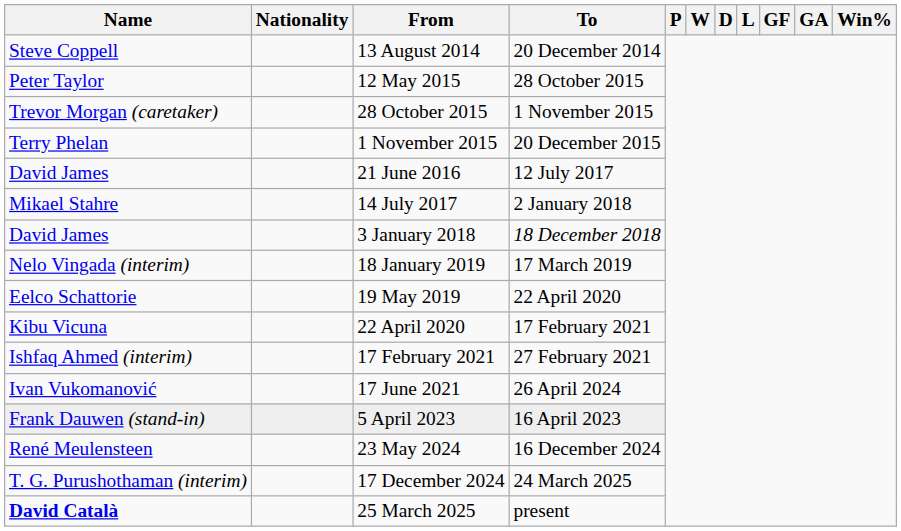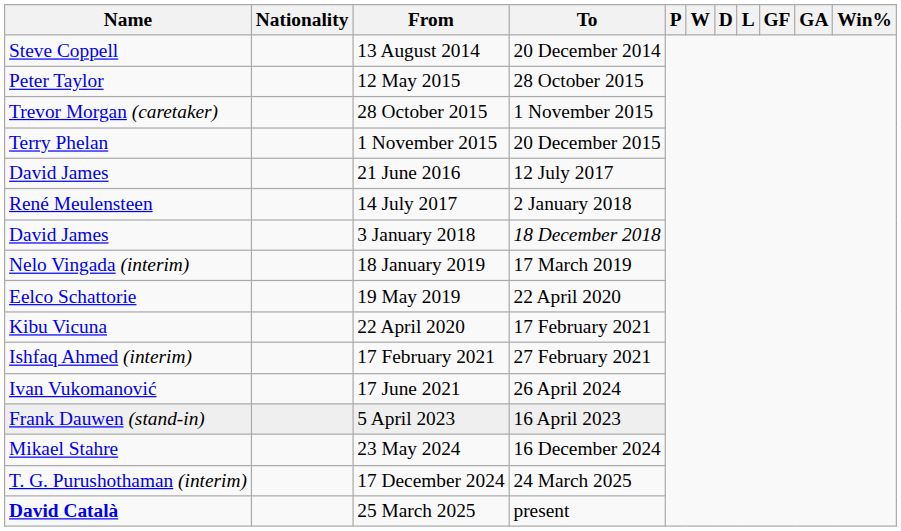(64, 204) Mikael Stahre -> (81, 204) René Meulensteen
(81, 449) René Meulensteen -> (64, 449) Mikael Stahre
